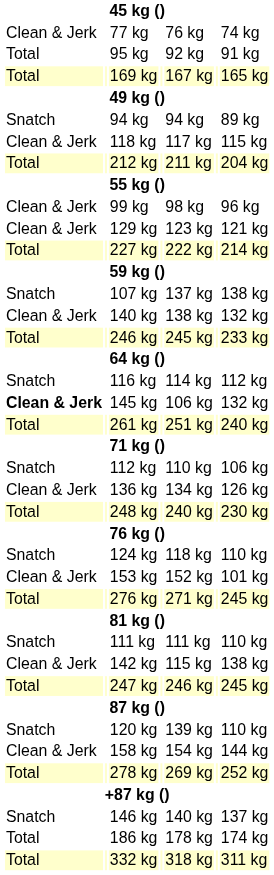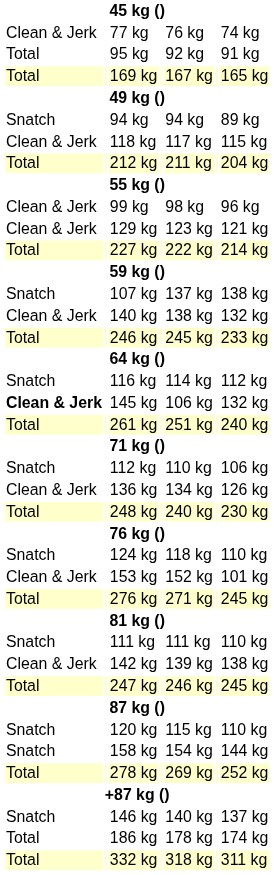(189, 664) 115 kg -> (189, 664) 139 kg
(189, 729) 139 kg -> (189, 729) 115 kg
(51, 751) Clean & Jerk -> (31, 751) Snatch
